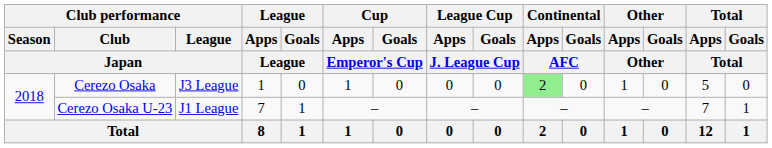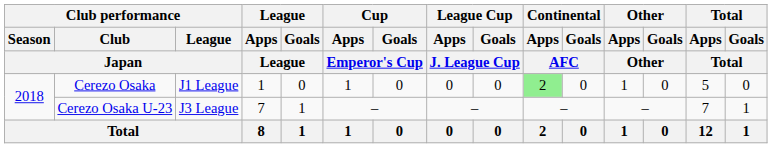(209, 85) J3 League -> (209, 85) J1 League
(209, 108) J1 League -> (209, 108) J3 League
